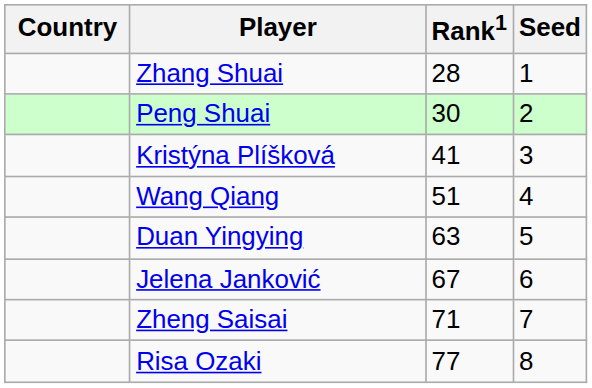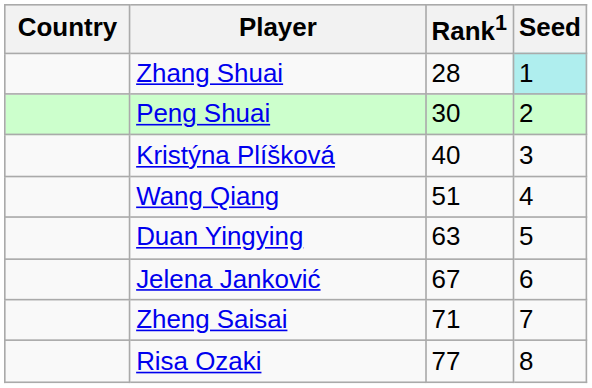(526, 73) no background -> (526, 73) paleturquoise background
(446, 155) 41 -> (446, 155) 40
